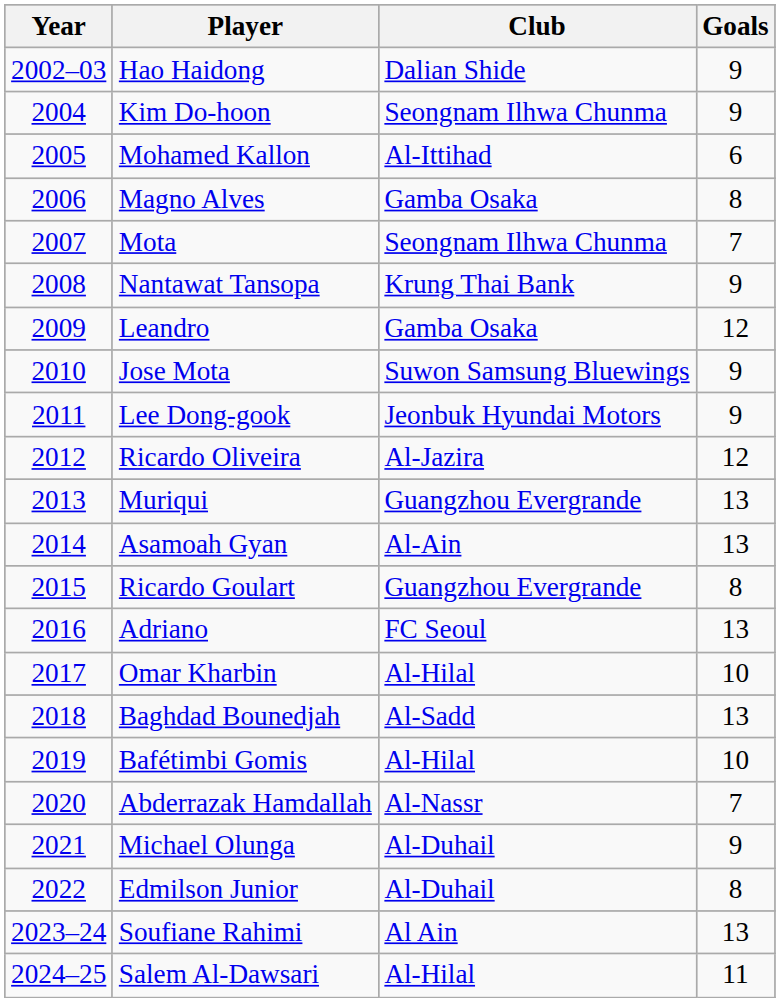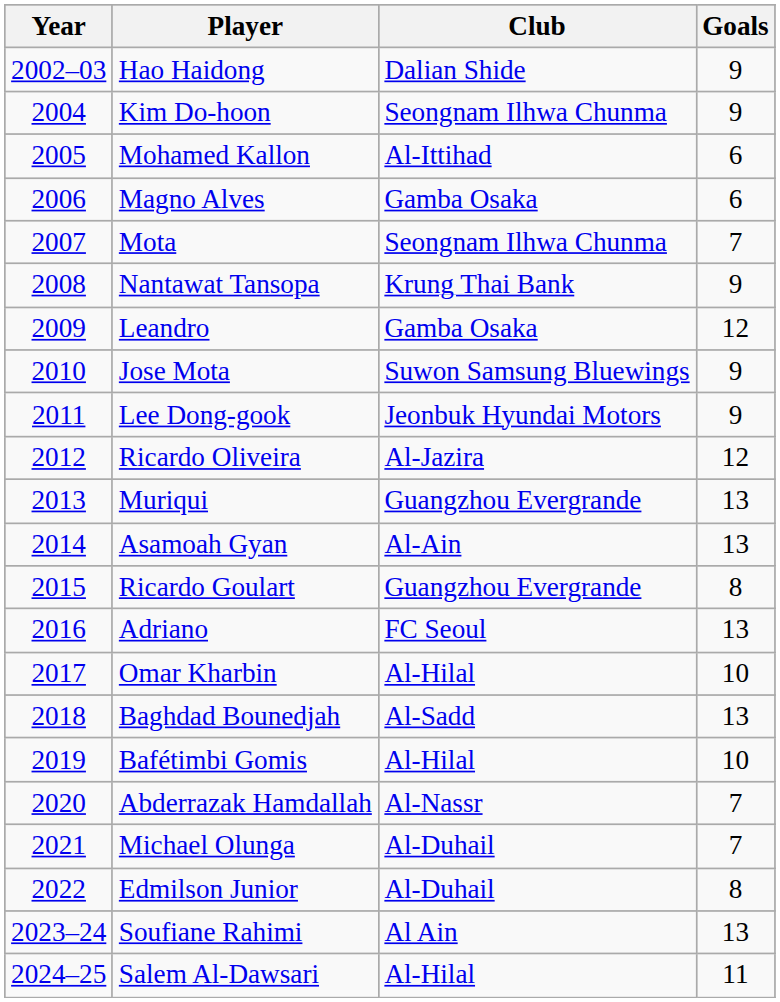(735, 198) 8 -> (735, 198) 6
(735, 845) 9 -> (735, 845) 7
